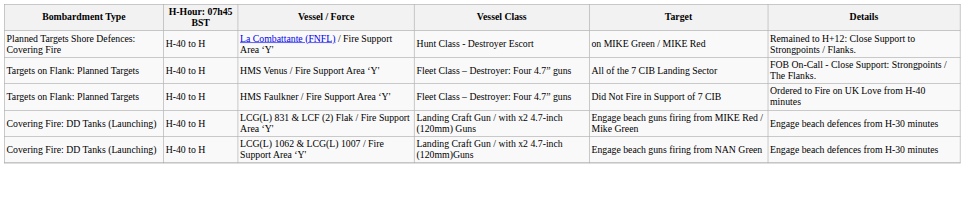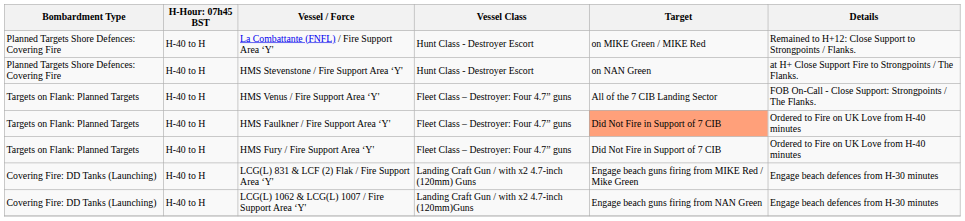+ row: (321, 70)
(656, 97) no background -> (656, 123) lightsalmon background
+ row: (307, 150)
